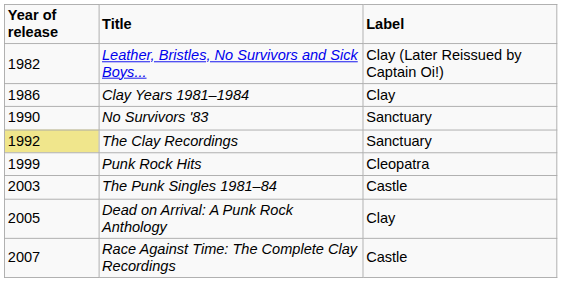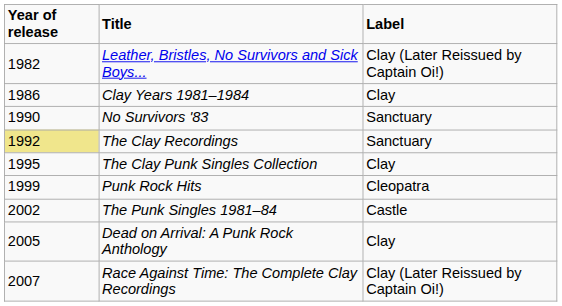+ row: (210, 164)
(24, 187) 2003 -> (24, 210) 2002
(387, 258) Castle -> (444, 281) Clay (Later Reissued by Captain Oi!)
